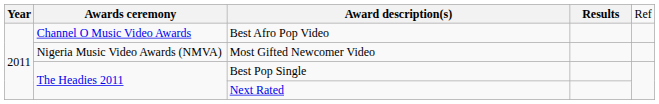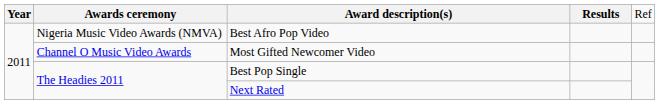(114, 33) Channel O Music Video Awards -> (129, 33) Nigeria Music Video Awards (NMVA)
(129, 52) Nigeria Music Video Awards (NMVA) -> (114, 52) Channel O Music Video Awards
